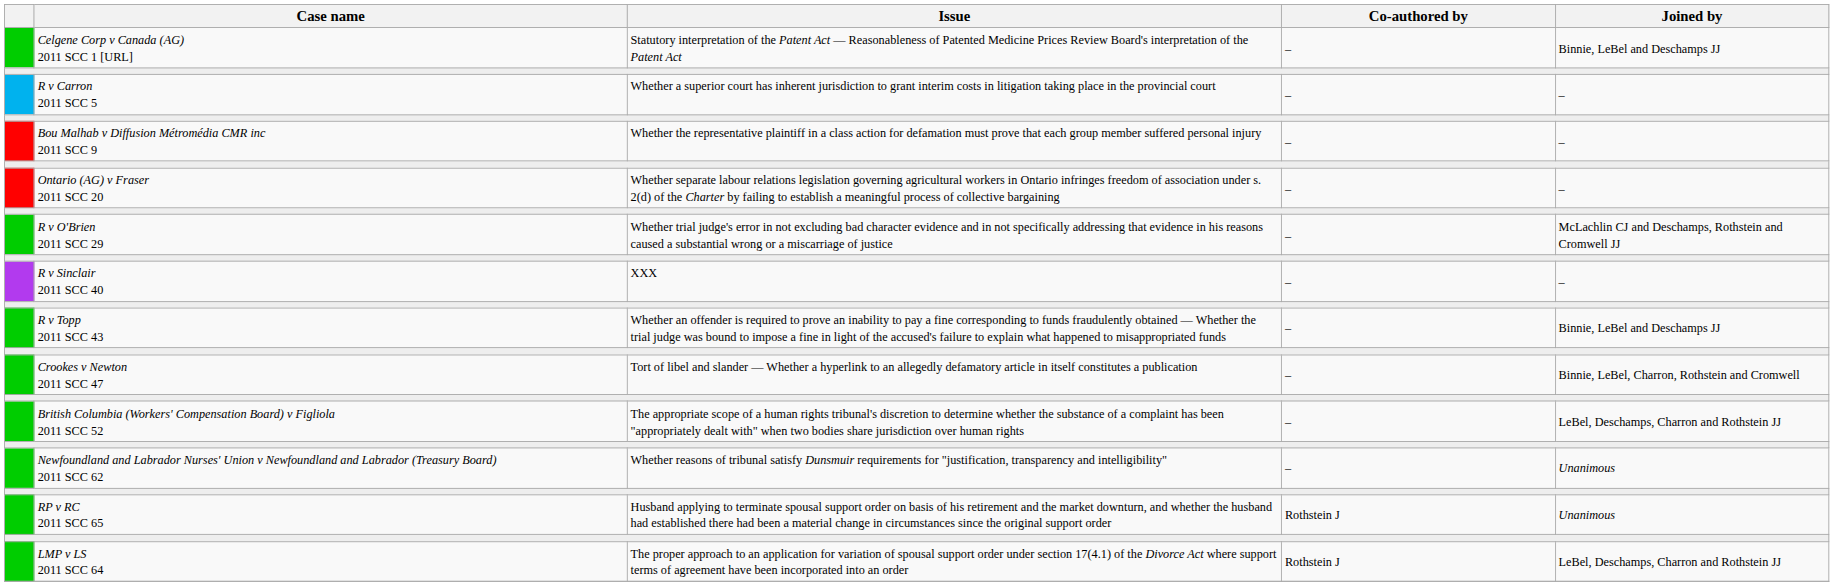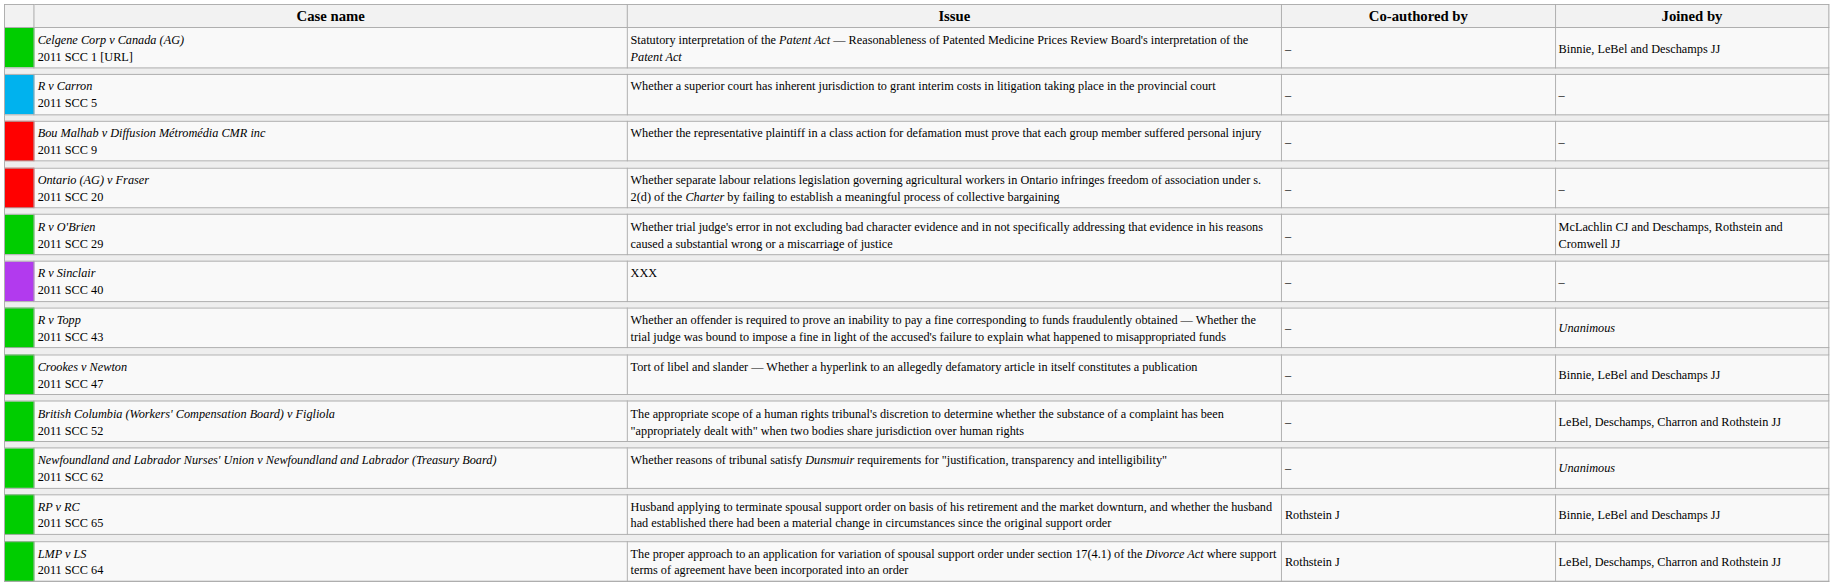(1639, 328) Binnie, LeBel and Deschamps JJ -> (1587, 328) Unanimous
(1679, 375) Binnie, LeBel, Charron, Rothstein and Cromwell -> (1639, 375) Binnie, LeBel and Deschamps JJ
(1587, 515) Unanimous -> (1639, 515) Binnie, LeBel and Deschamps JJ
